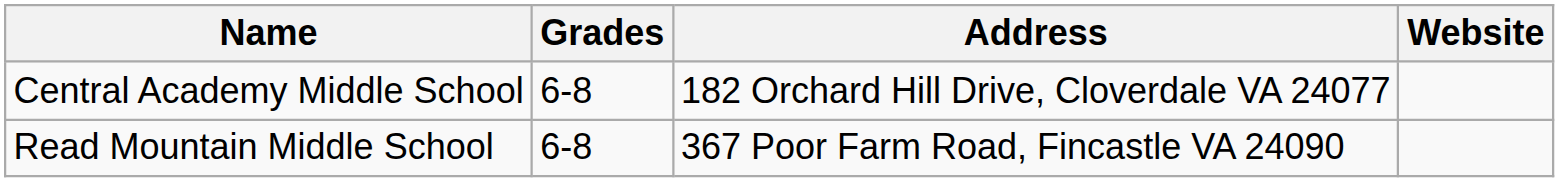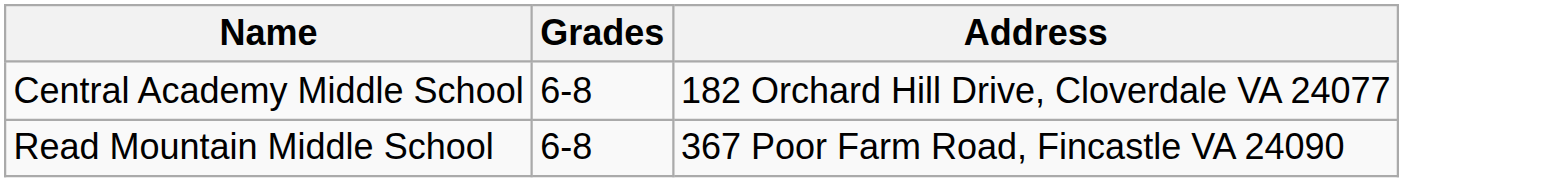- column: (1476, 33)
